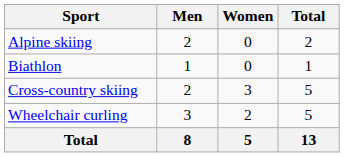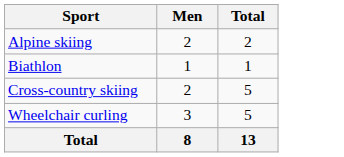- column: (248, 16)
